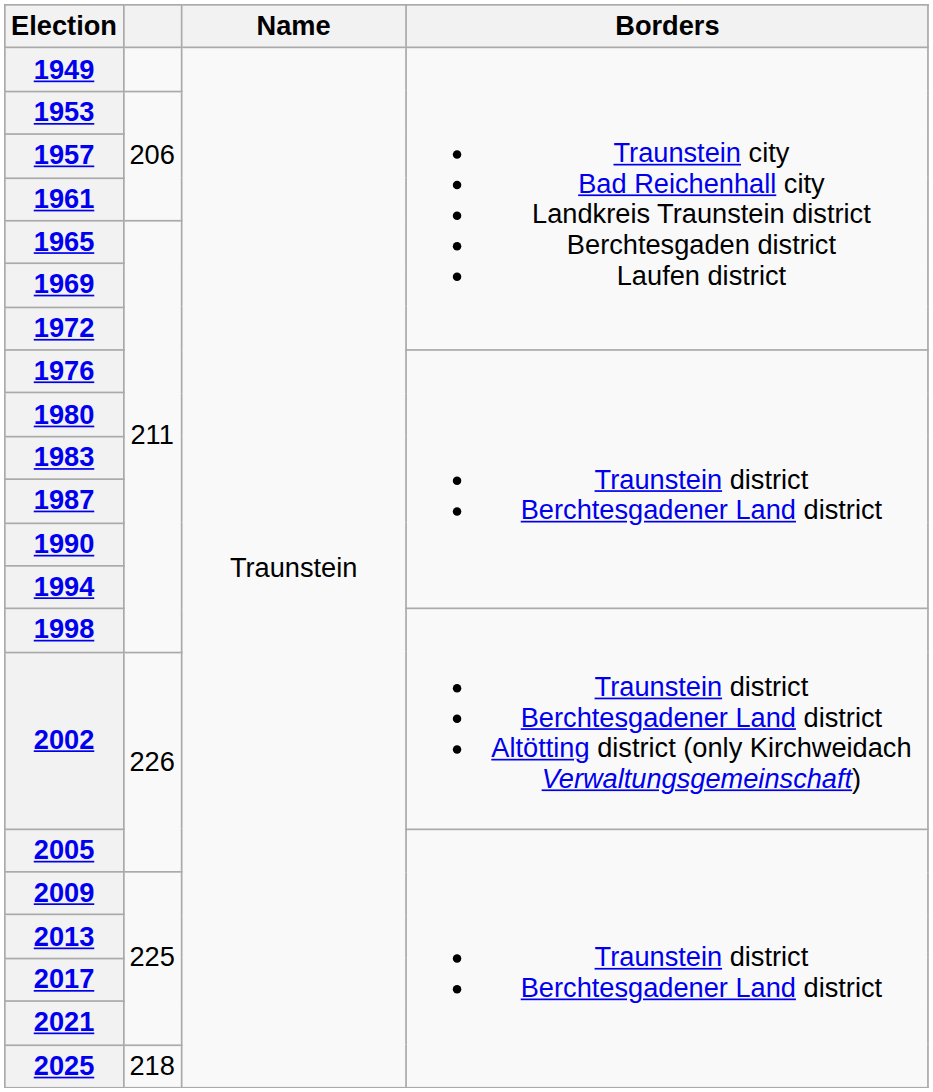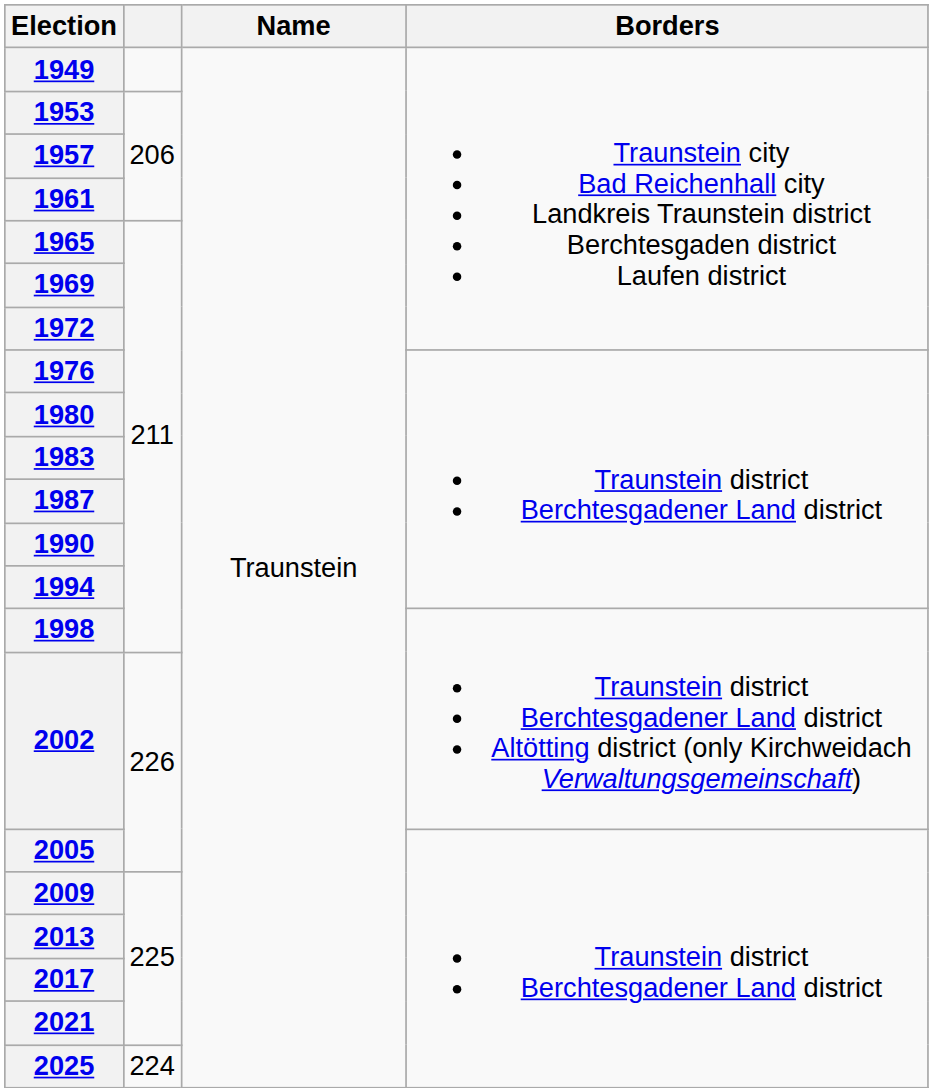(152, 1065) 218 -> (152, 1065) 224
